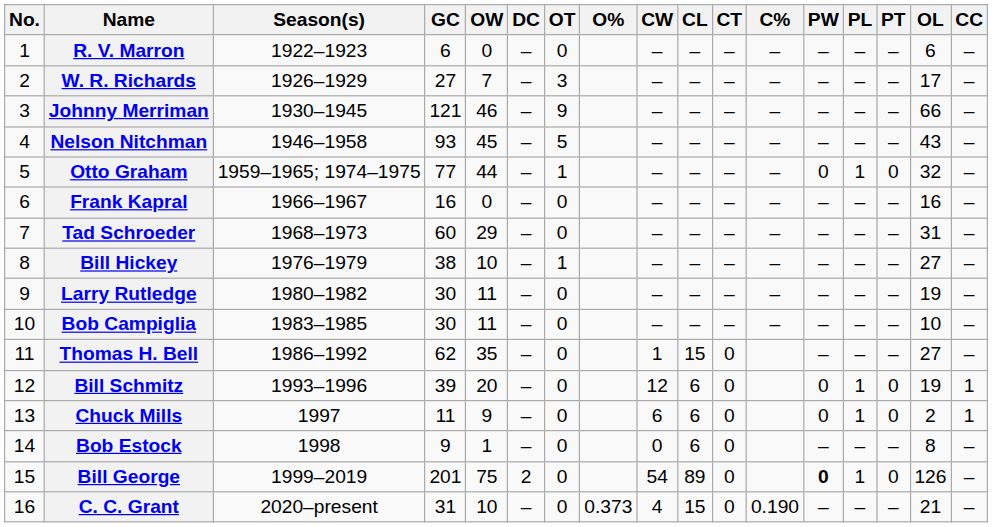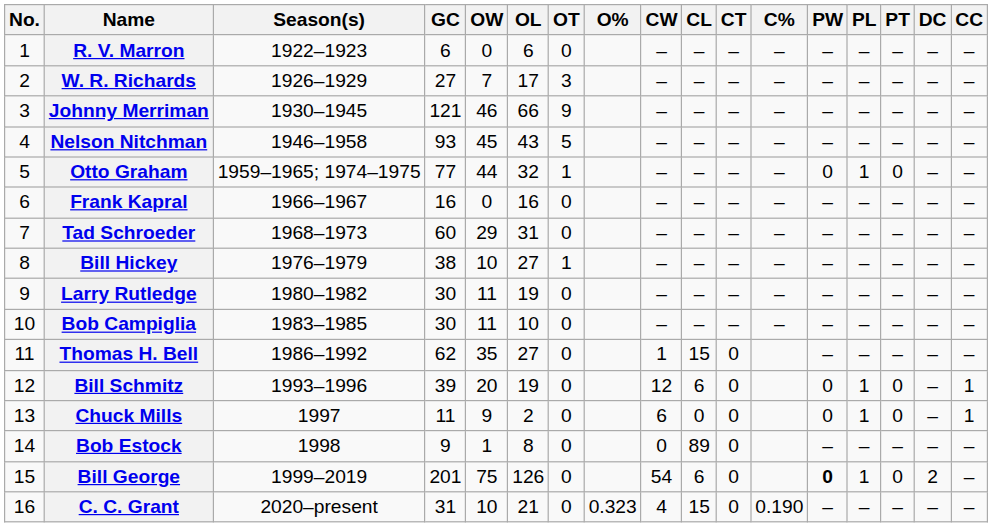columns swapped: (930, 19) <-> (526, 19)
(695, 415) 6 -> (699, 415) 0
(695, 446) 6 -> (699, 446) 89
(695, 476) 89 -> (699, 476) 6
(608, 506) 0.373 -> (613, 506) 0.323
